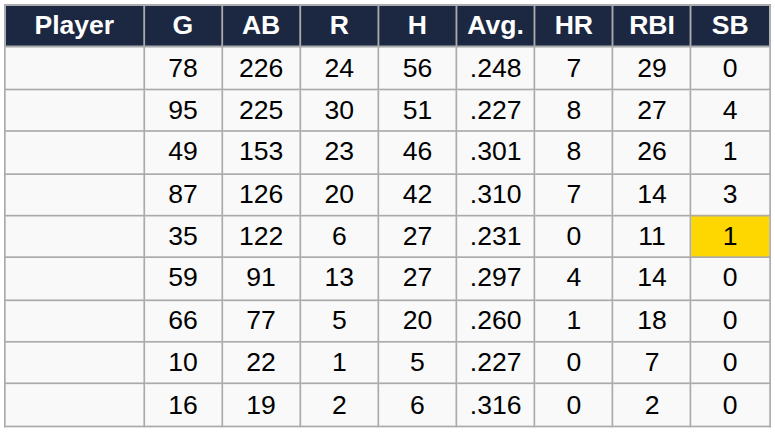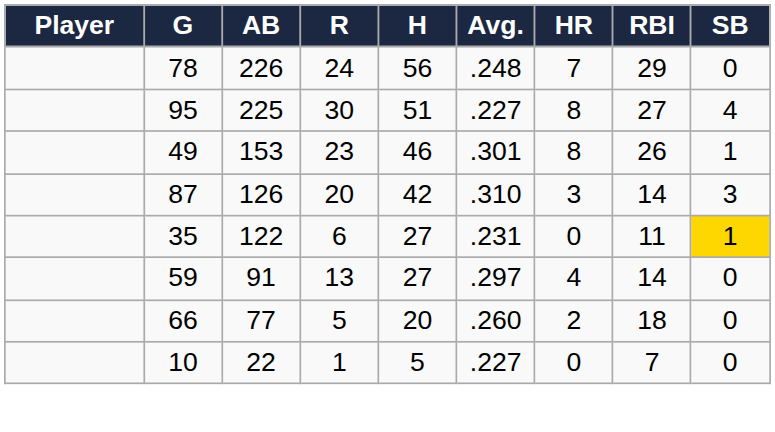(574, 194) 7 -> (574, 194) 3
(574, 320) 1 -> (574, 320) 2
- row: (183, 404)
